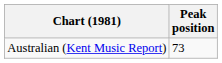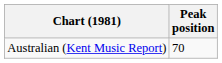(178, 48) 73 -> (178, 48) 70
